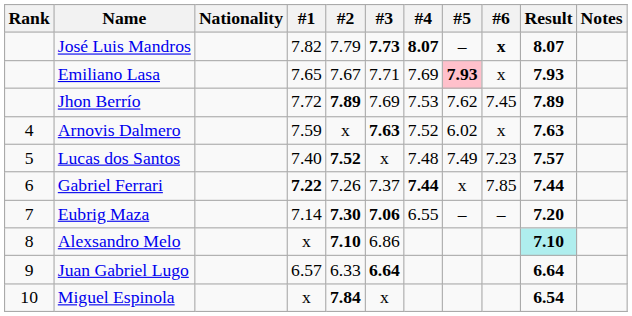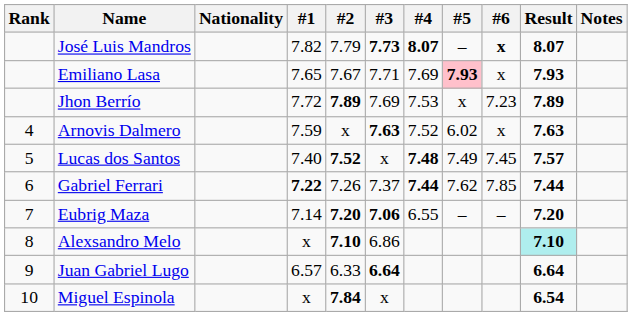(462, 102) 7.62 -> (462, 102) x
(501, 102) 7.45 -> (501, 102) 7.23
(423, 158) normal -> (423, 158) bold
(501, 158) 7.23 -> (501, 158) 7.45
(462, 185) x -> (462, 185) 7.62
(345, 213) 7.30 -> (345, 213) 7.20
